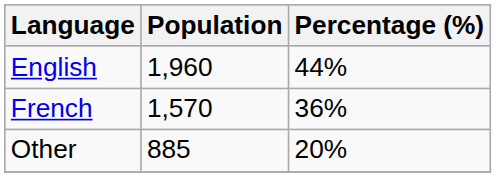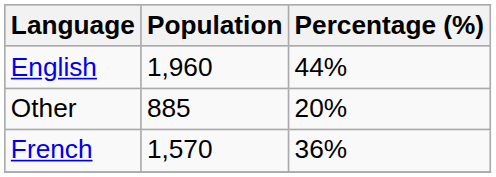rows swapped: (52, 108) <-> (44, 150)
